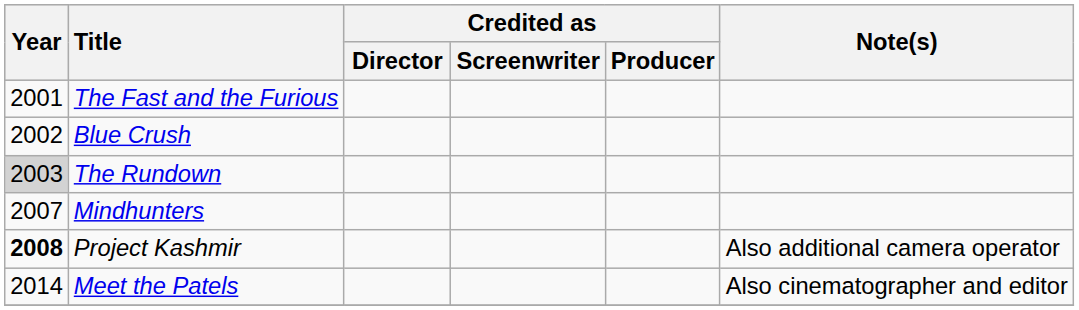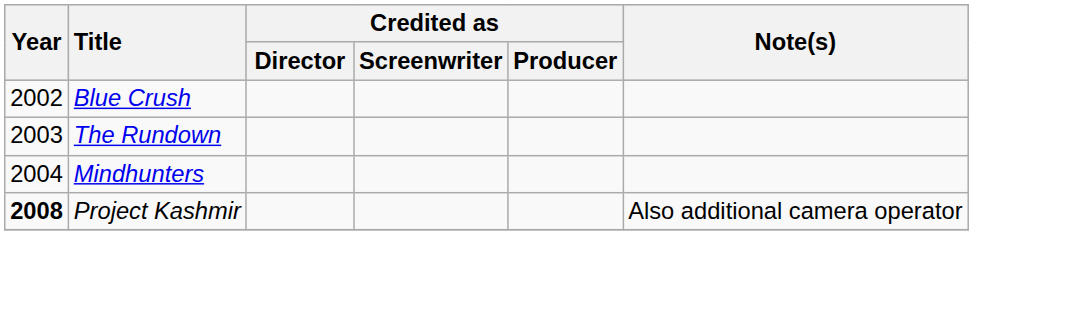- row: (206, 98)
(37, 173) lightgrey background -> (37, 135) no background
(37, 211) 2007 -> (37, 173) 2004
- row: (156, 286)
